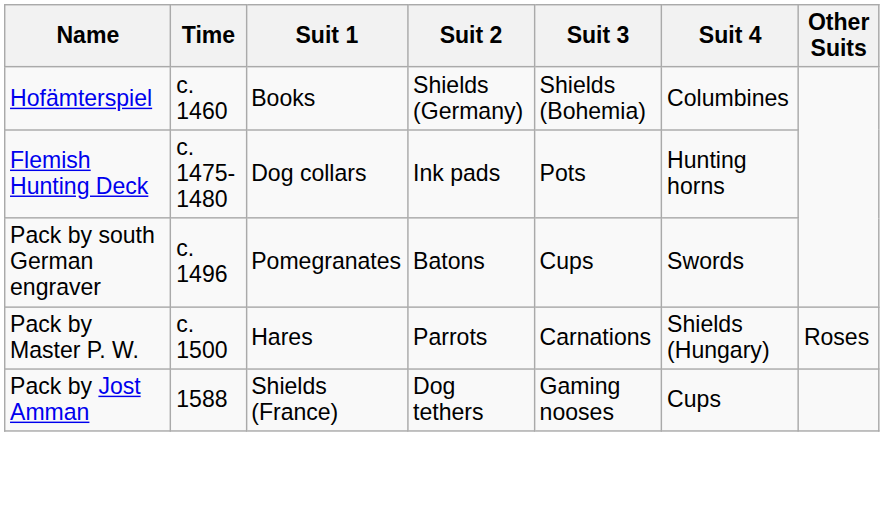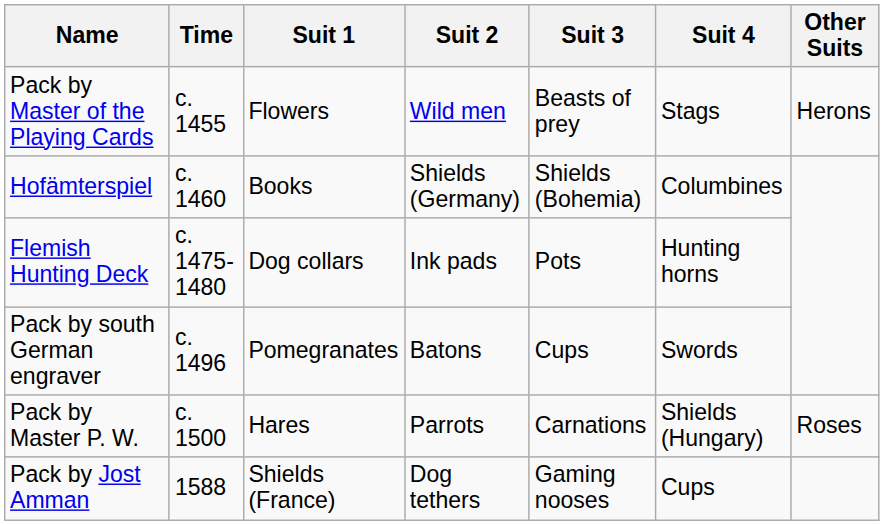+ row: (82, 111)
